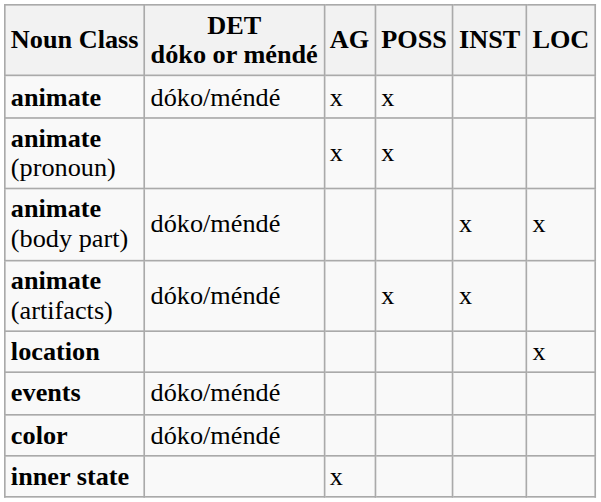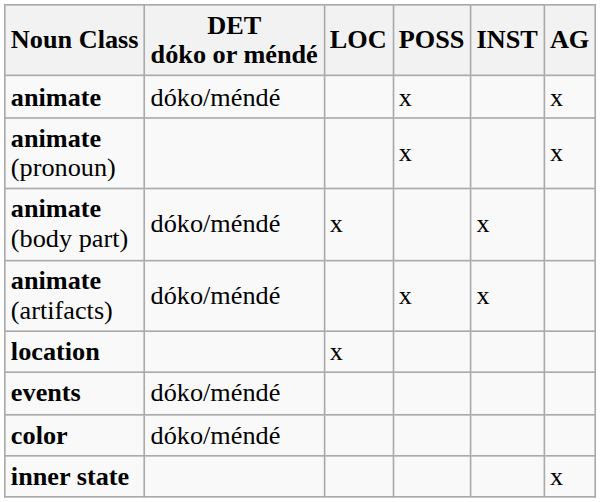columns swapped: (350, 40) <-> (561, 40)
